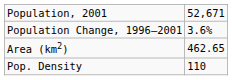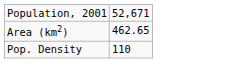- row: (95, 30)
